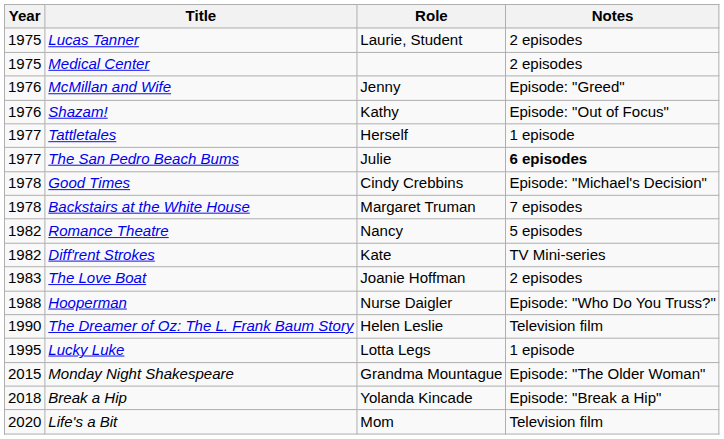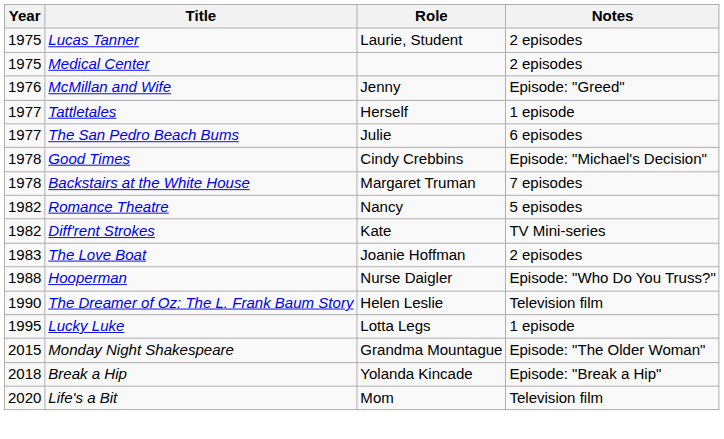- row: (78, 111)
(548, 159) bold -> (546, 135) normal
